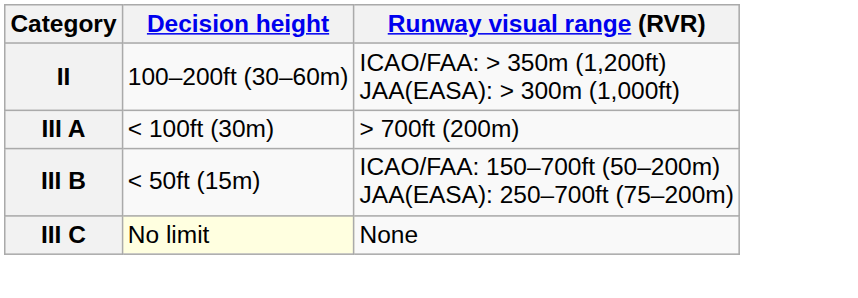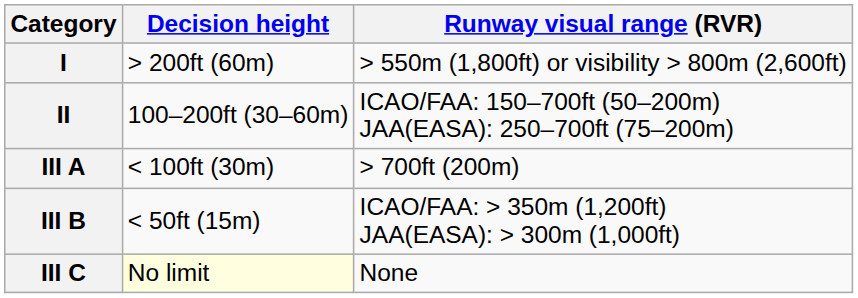+ row: (63, 62)
(520, 76) ICAO/FAA: > 350m (1,200ft) JAA(EASA): > 300m (1,000ft) -> (547, 115) ICAO/FAA: 150–700ft (50–200m) JAA(EASA): 250–700ft (75–200m)
(547, 181) ICAO/FAA: 150–700ft (50–200m) JAA(EASA): 250–700ft (75–200m) -> (520, 220) ICAO/FAA: > 350m (1,200ft) JAA(EASA): > 300m (1,000ft)
